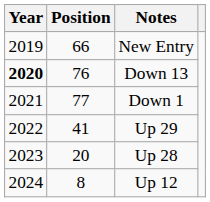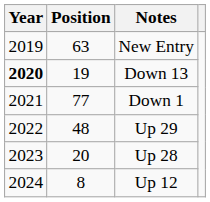(81, 45) 66 -> (81, 45) 63
(81, 73) 76 -> (81, 73) 19
(81, 127) 41 -> (81, 127) 48
